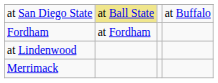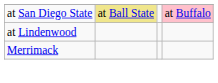(188, 13) no background -> (188, 13) pink background
- row: (28, 31)
